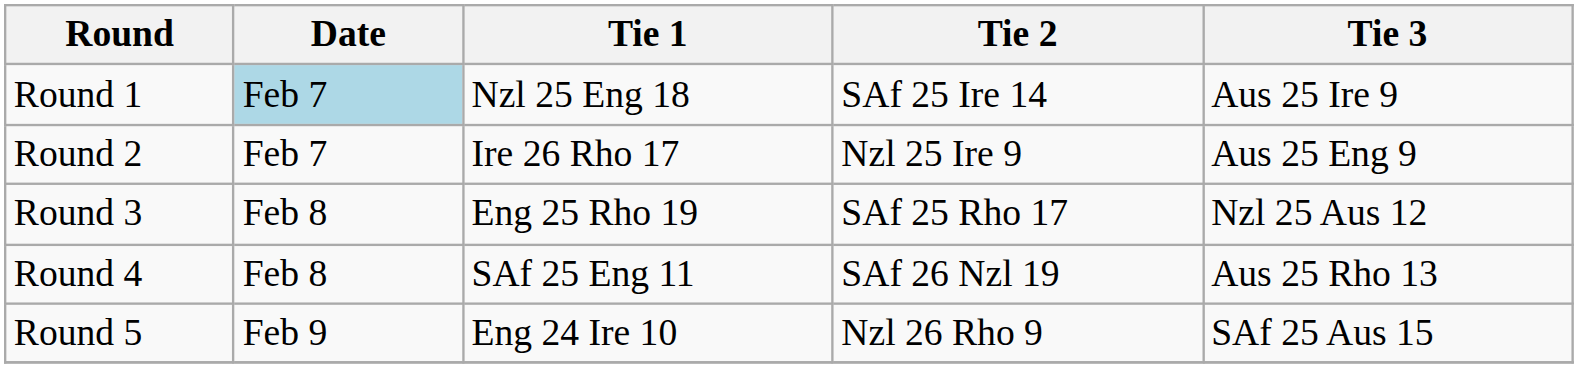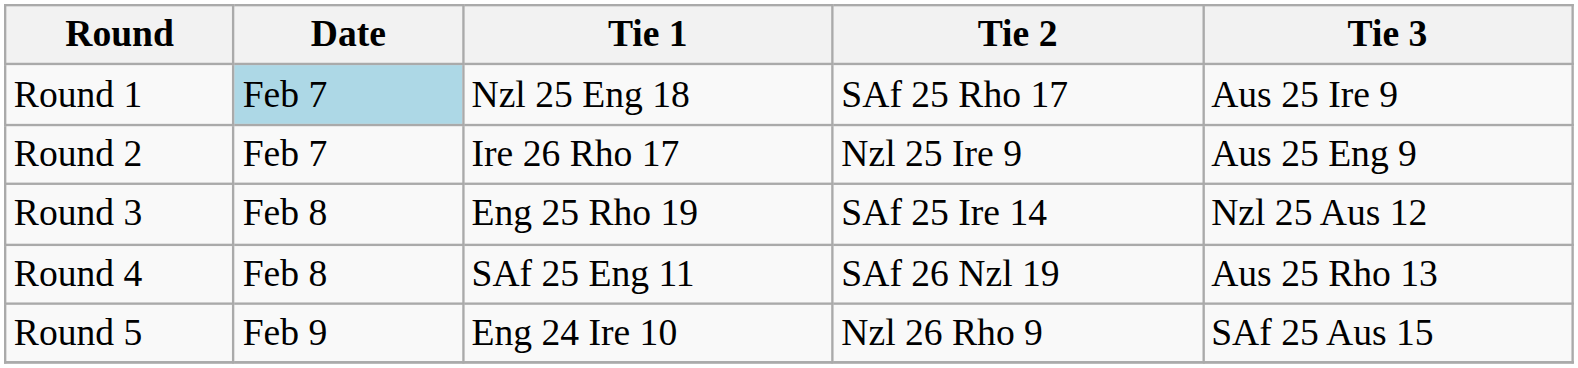(944, 93) SAf 25 Ire 14 -> (955, 93) SAf 25 Rho 17
(955, 213) SAf 25 Rho 17 -> (944, 213) SAf 25 Ire 14
